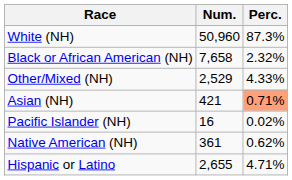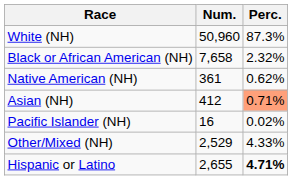rows swapped: (72, 143) <-> (60, 79)
(210, 100) 421 -> (210, 100) 412
(265, 164) normal -> (265, 164) bold
